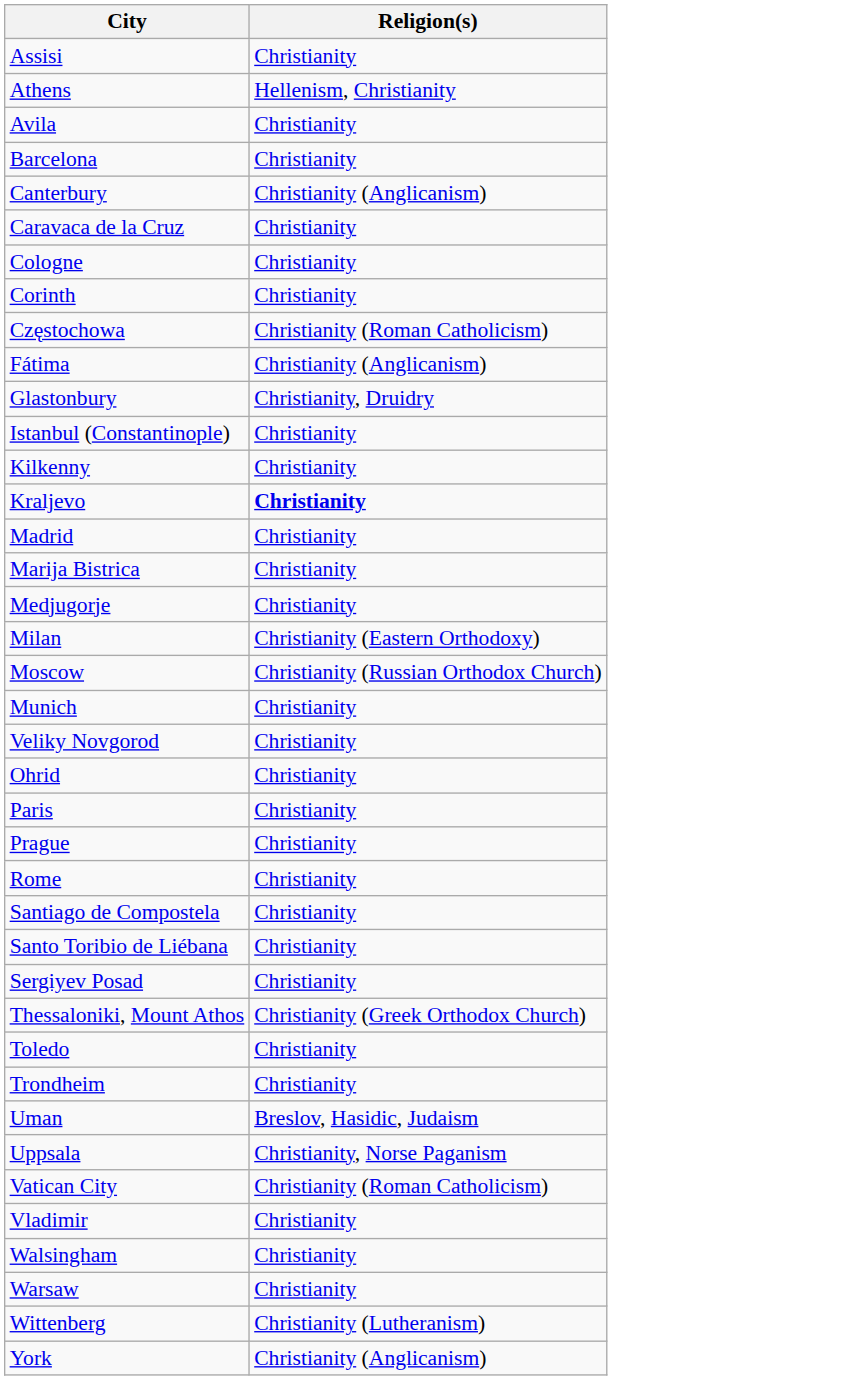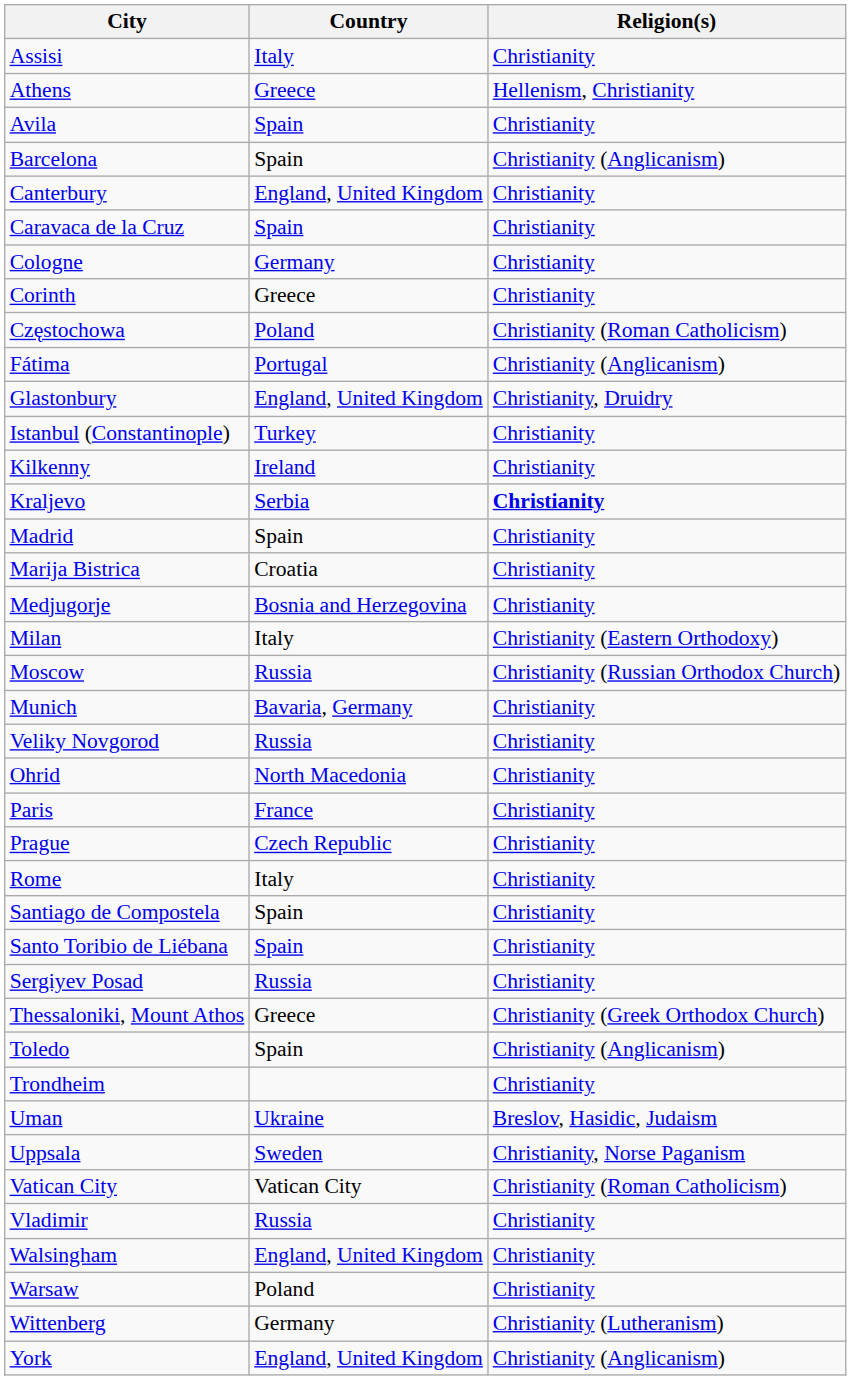+ column: (368, 21)
(305, 158) Christianity -> (609, 158) Christianity (Anglicanism)
(370, 192) Christianity (Anglicanism) -> (544, 192) Christianity
(305, 1049) Christianity -> (609, 1049) Christianity (Anglicanism)
